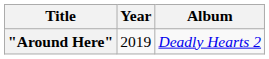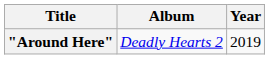columns swapped: (136, 16) <-> (210, 16)
